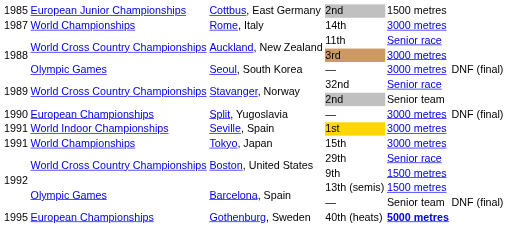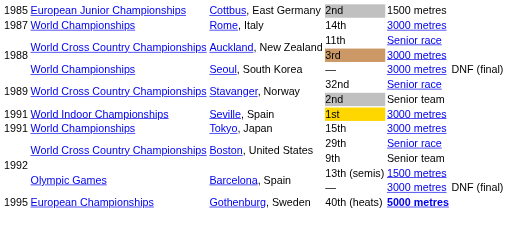(69, 70) Olympic Games -> (83, 70) World Championships
- row: (249, 114)
(417, 173) 1500 metres -> (416, 158) Senior team
(416, 202) Senior team -> (417, 188) 3000 metres
